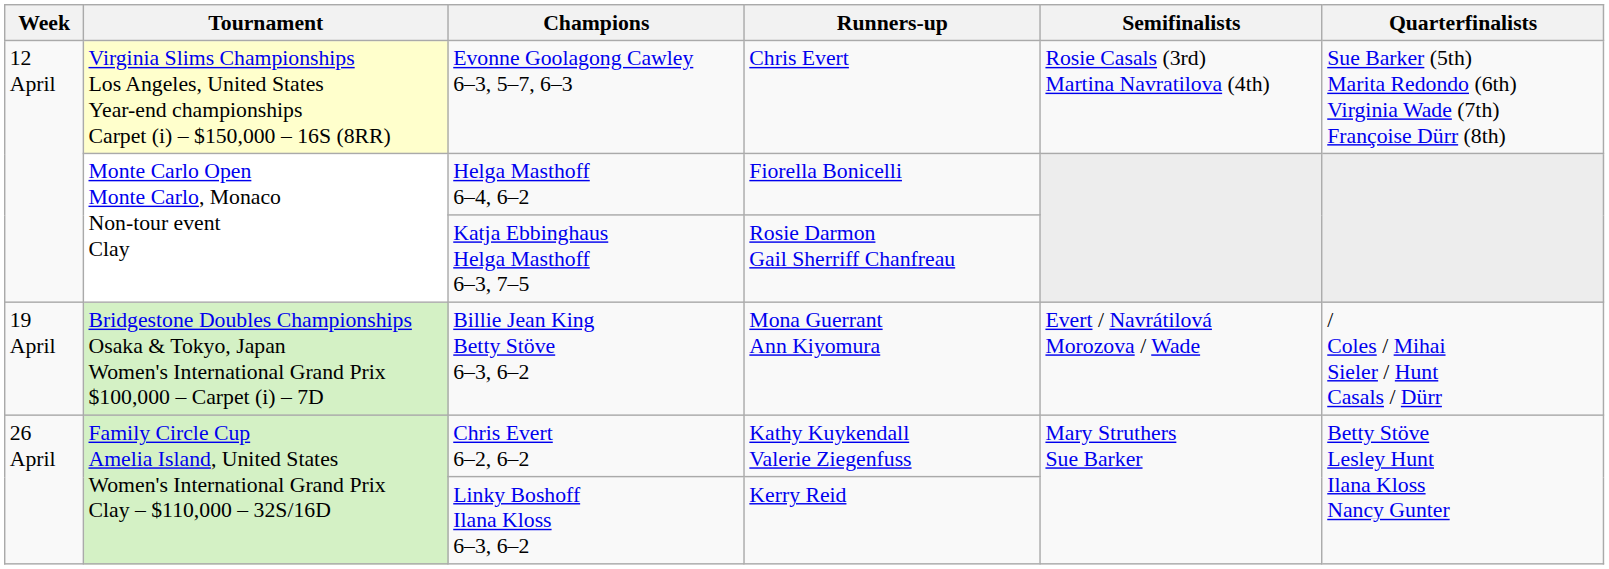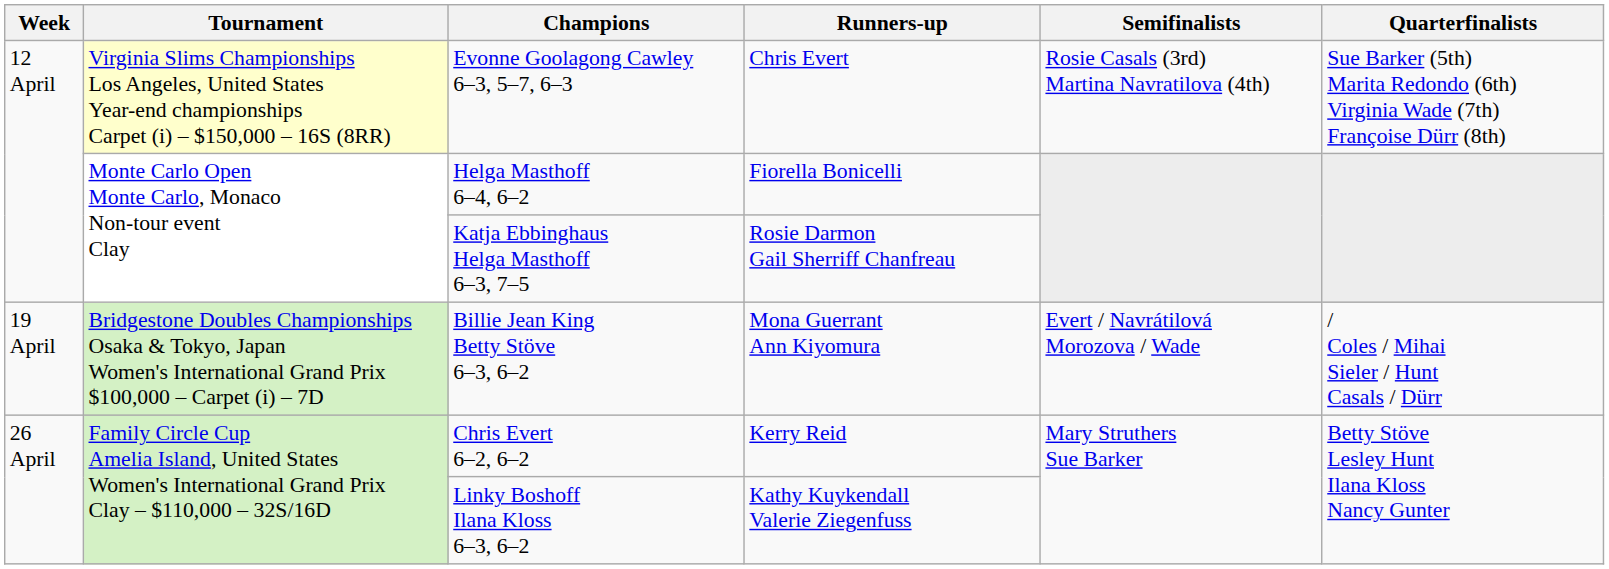(830, 446) Kathy Kuykendall Valerie Ziegenfuss -> (798, 433) Kerry Reid
(798, 495) Kerry Reid -> (830, 507) Kathy Kuykendall Valerie Ziegenfuss
